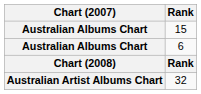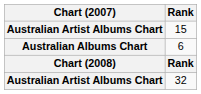(85, 30) Australian Albums Chart -> (85, 30) Australian Artist Albums Chart
